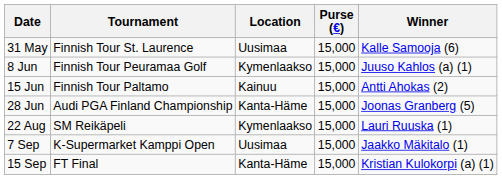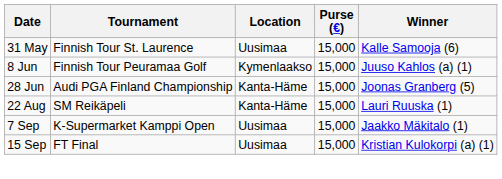- row: (26, 87)
(275, 126) Kymenlaakso -> (273, 106) Kanta-Häme
(273, 165) Kanta-Häme -> (263, 145) Uusimaa
